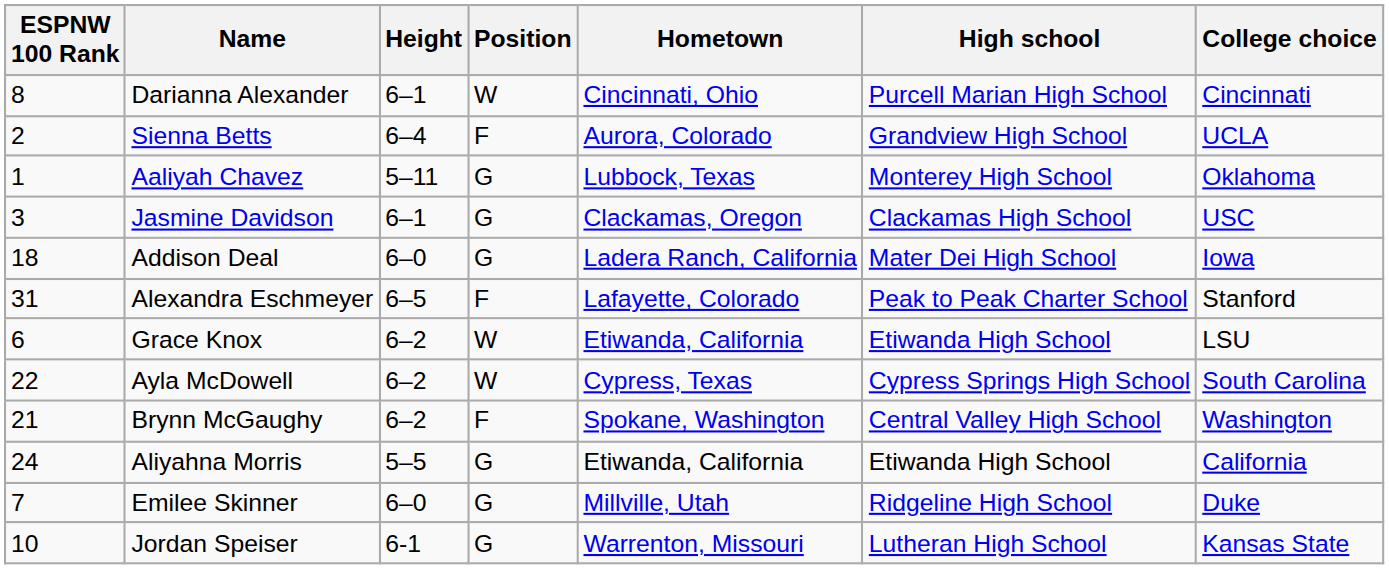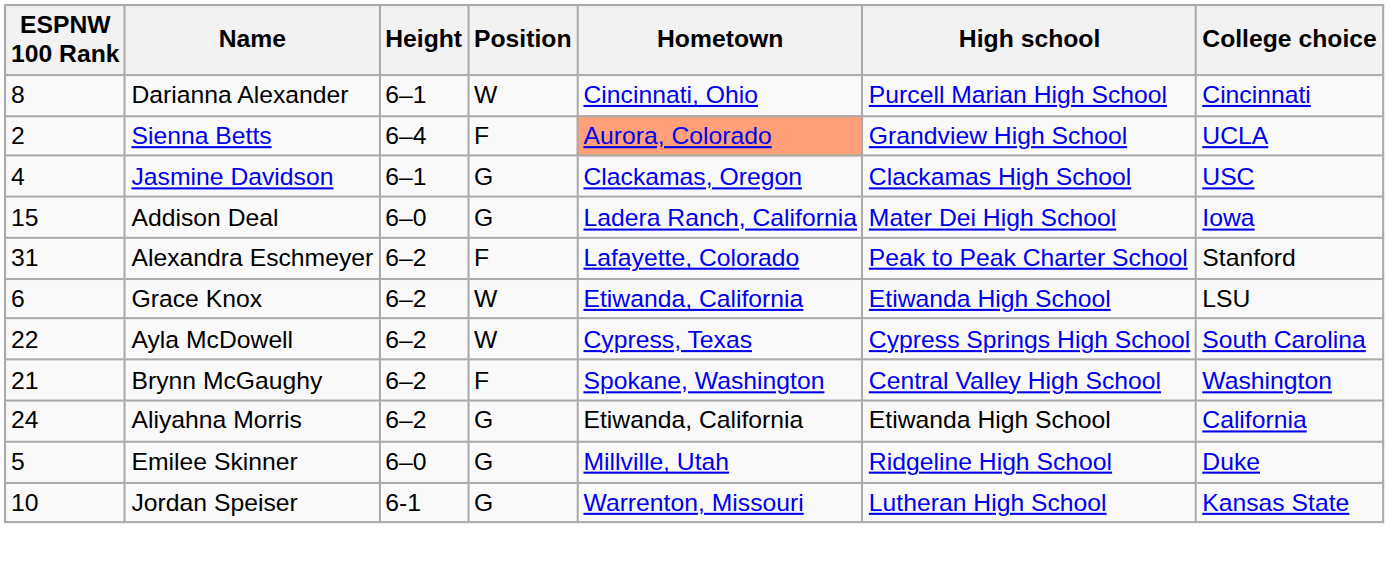(678, 136) no background -> (678, 136) lightsalmon background
- row: (217, 176)
(18, 217) 3 -> (18, 176) 4
(25, 258) 18 -> (25, 217) 15
(406, 299) 6–5 -> (406, 258) 6–2
(406, 462) 5–5 -> (406, 421) 6–2
(18, 502) 7 -> (18, 462) 5
